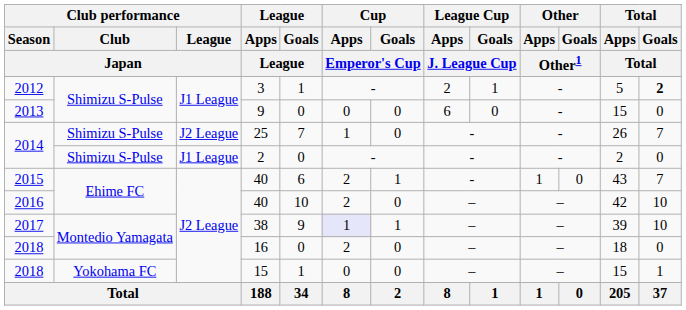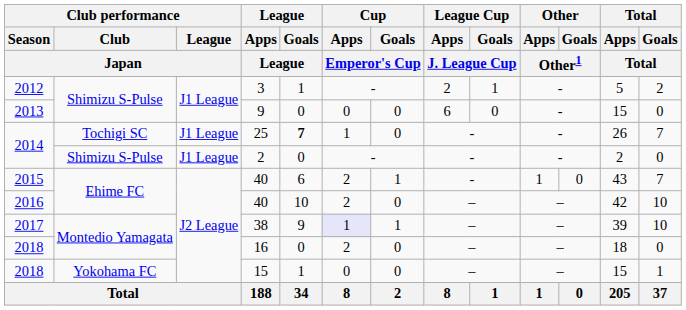(660, 88) bold -> (660, 88) normal
(115, 134) Shimizu S-Pulse -> (115, 134) Tochigi SC
(209, 134) J2 League -> (209, 134) J1 League
(301, 134) normal -> (301, 134) bold
